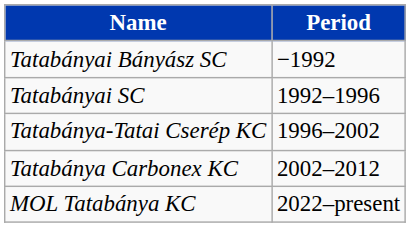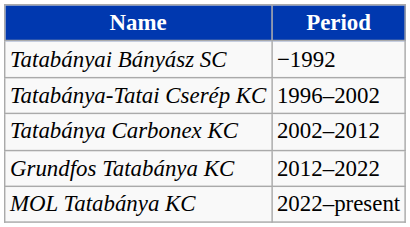- row: (77, 95)
+ row: (122, 167)
